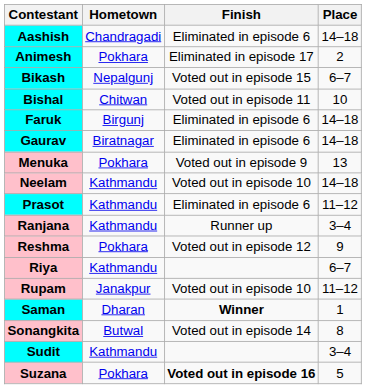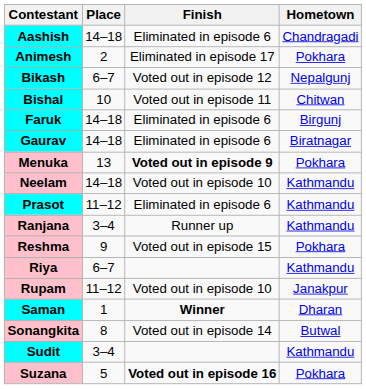columns swapped: (123, 15) <-> (340, 15)
(241, 78) Voted out in episode 15 -> (202, 78) Voted out in episode 12
(241, 162) normal -> (202, 162) bold
(241, 246) Voted out in episode 12 -> (202, 246) Voted out in episode 15
